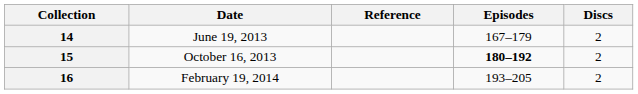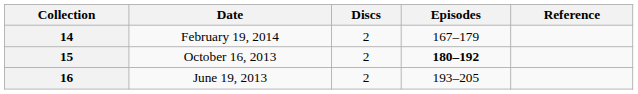columns swapped: (598, 15) <-> (392, 15)
(230, 36) June 19, 2013 -> (230, 36) February 19, 2014
(230, 78) February 19, 2014 -> (230, 78) June 19, 2013
